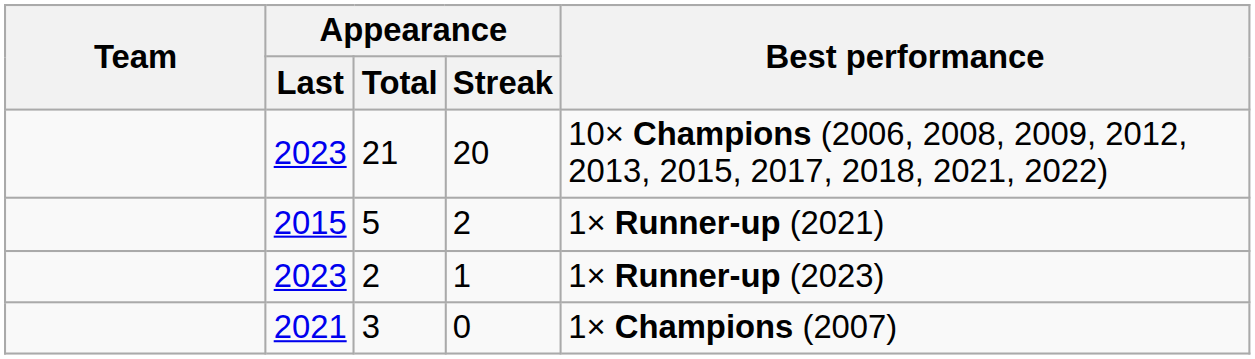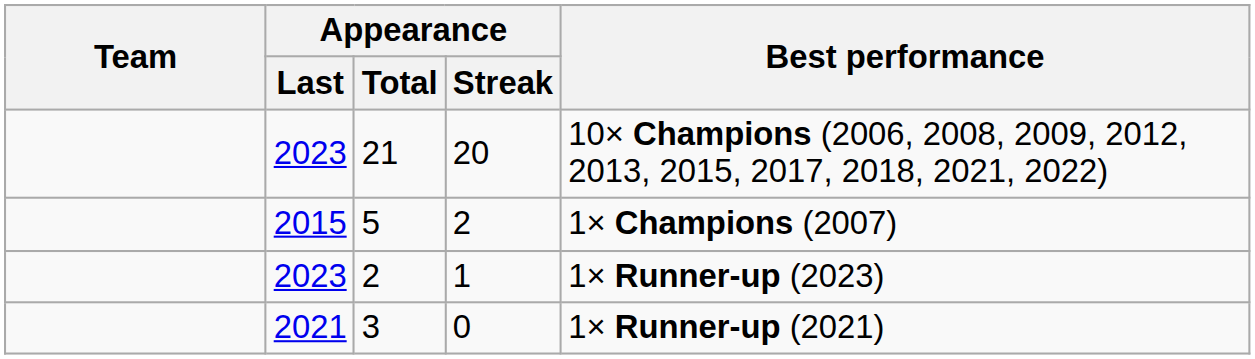(726, 223) 1× Runner-up (2021) -> (733, 223) 1× Champions (2007)
(733, 327) 1× Champions (2007) -> (726, 327) 1× Runner-up (2021)
